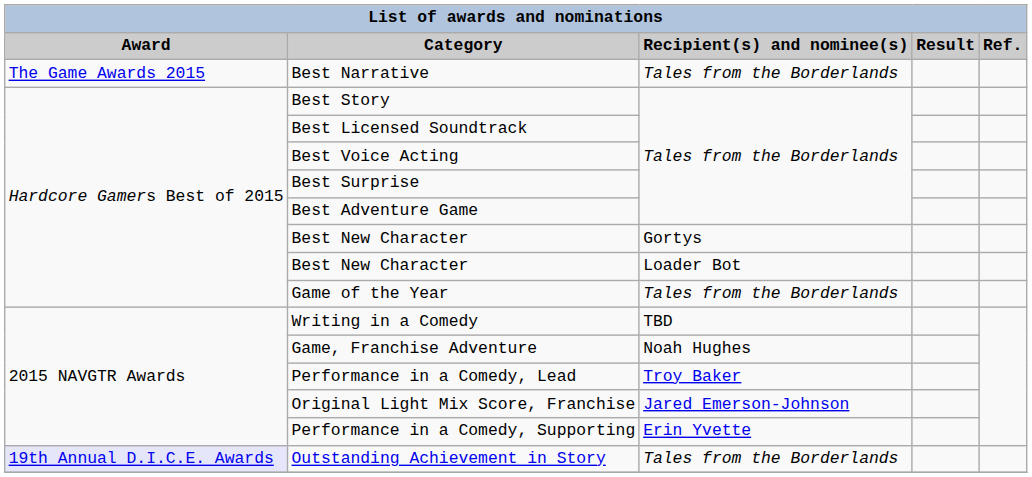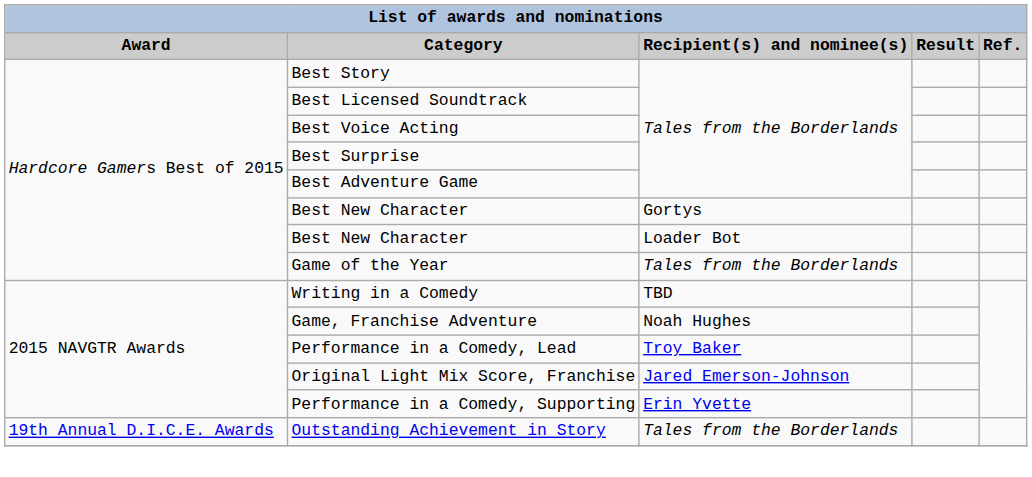- row: (360, 73)
(141, 458) lavender background -> (141, 431) no background
